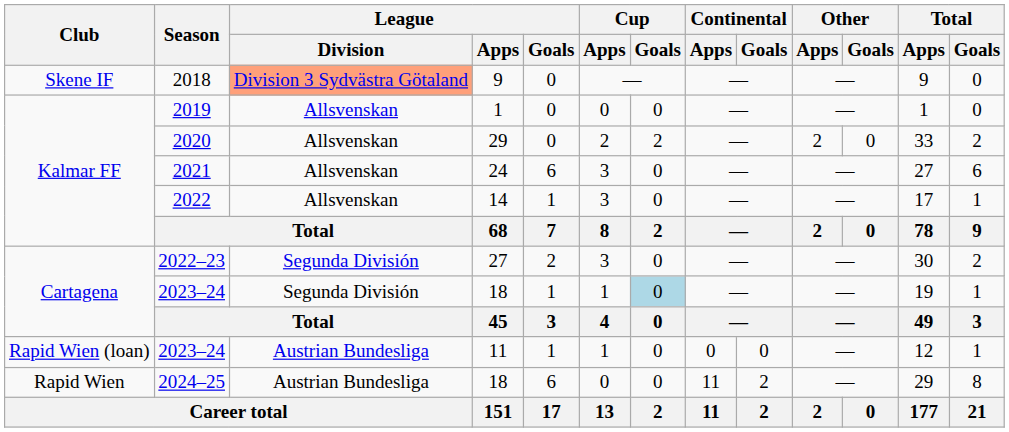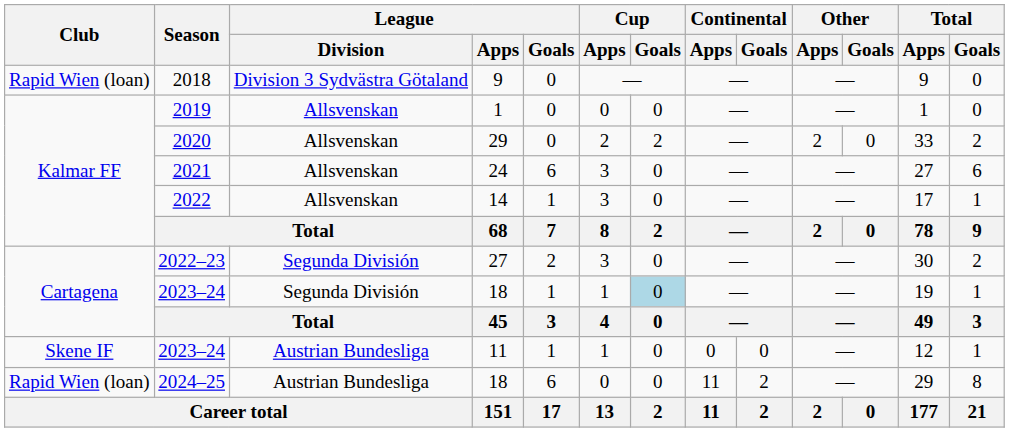(79, 79) Skene IF -> (79, 79) Rapid Wien (loan)
(351, 79) lightsalmon background -> (351, 79) no background
(79, 351) Rapid Wien (loan) -> (79, 351) Skene IF
(79, 381) Rapid Wien -> (79, 381) Rapid Wien (loan)
